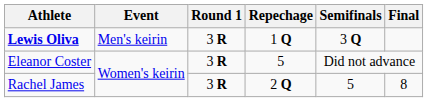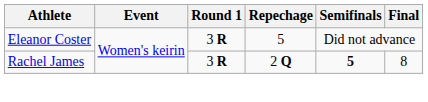- row: (43, 39)
(351, 85) normal -> (351, 62) bold
